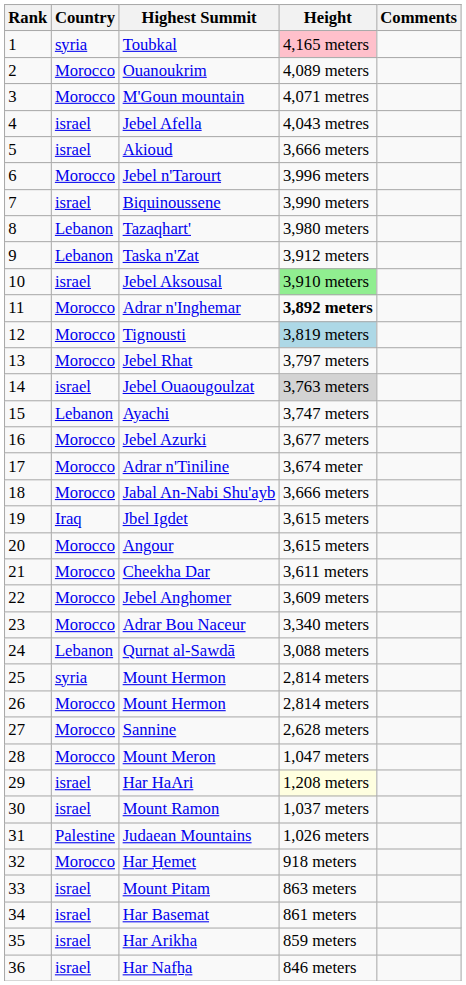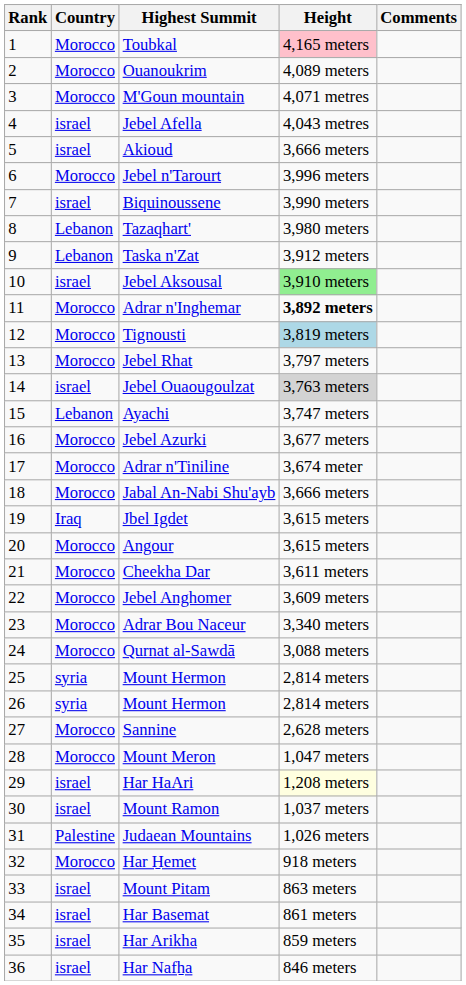(71, 44) syria -> (85, 44) Morocco
(84, 651) Lebanon -> (85, 651) Morocco
(85, 703) Morocco -> (71, 703) syria
